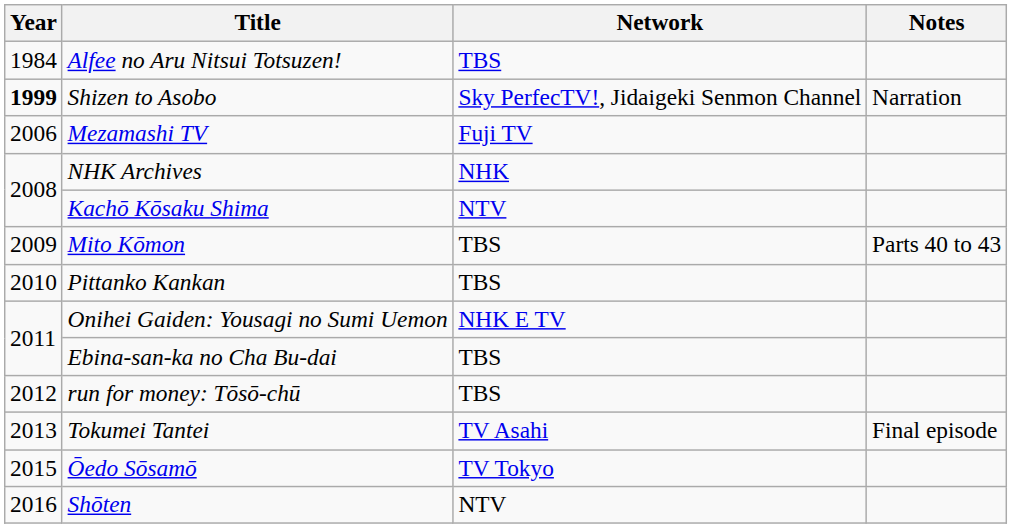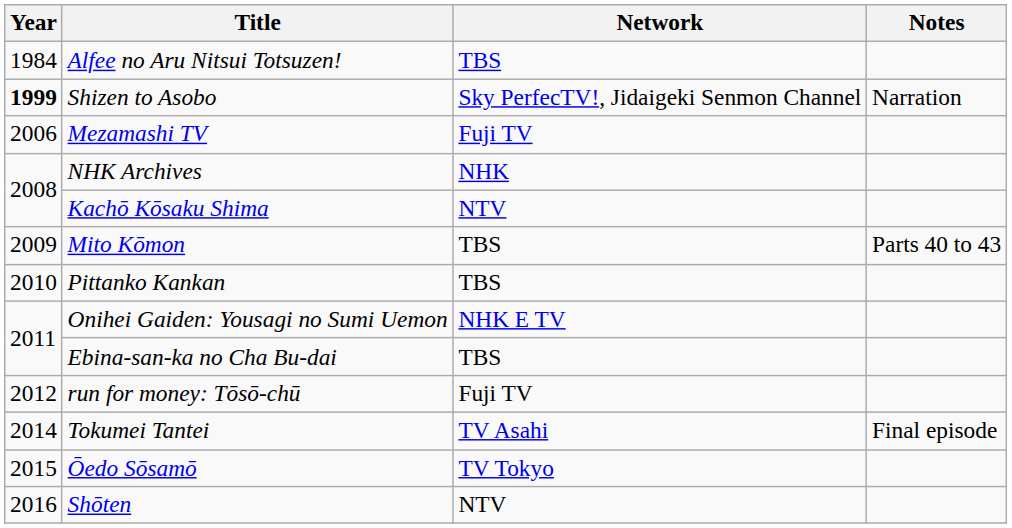(480, 393) TBS -> (496, 393) Fuji TV
(33, 430) 2013 -> (33, 430) 2014
